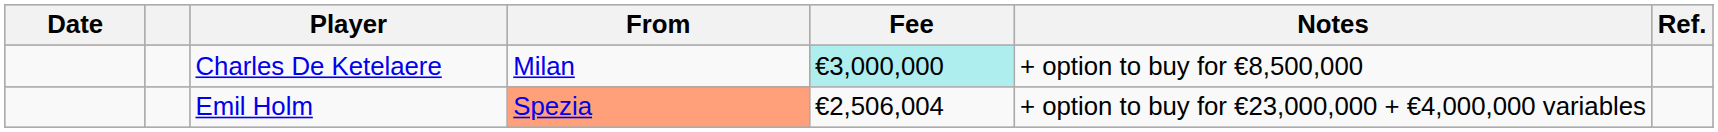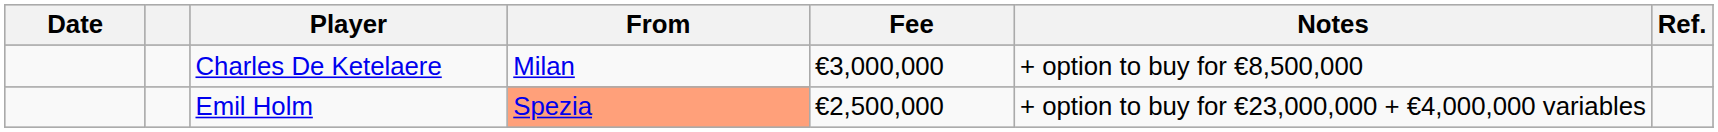(879, 65) paleturquoise background -> (879, 65) no background
(879, 106) €2,506,004 -> (879, 106) €2,500,000
